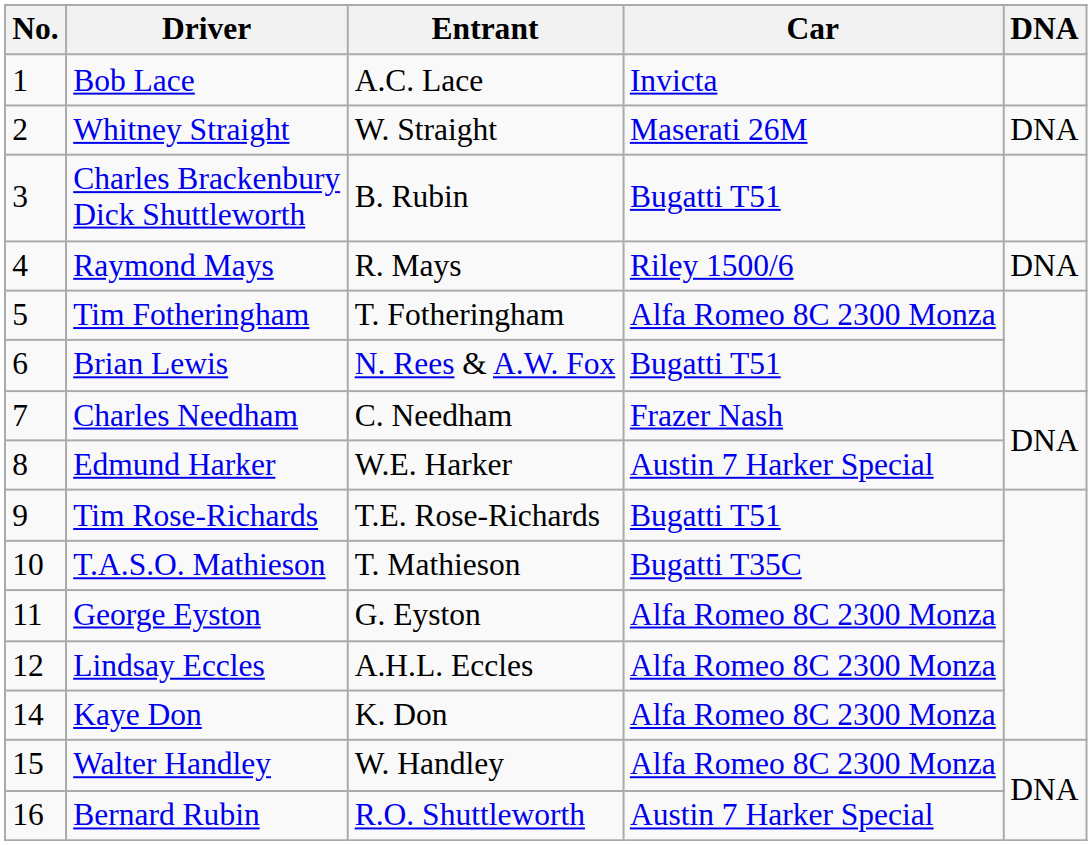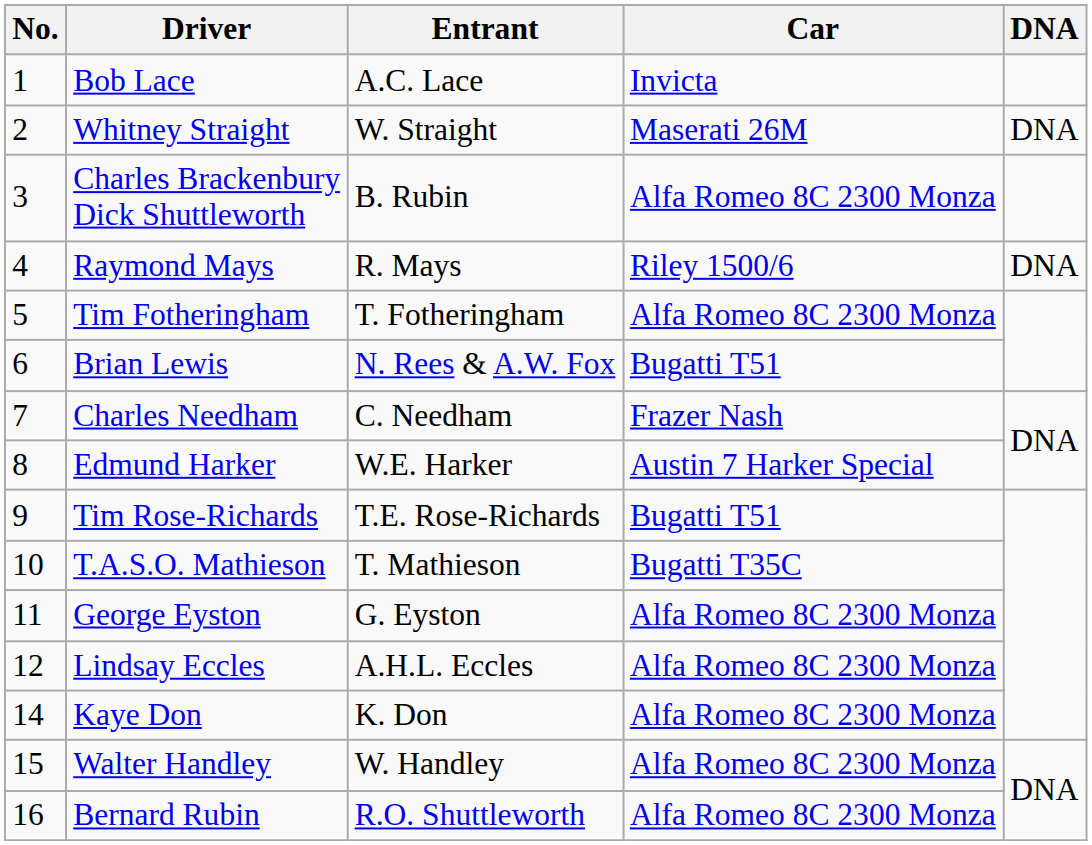(705, 197) Bugatti T51 -> (813, 197) Alfa Romeo 8C 2300 Monza
(782, 814) Austin 7 Harker Special -> (813, 814) Alfa Romeo 8C 2300 Monza
